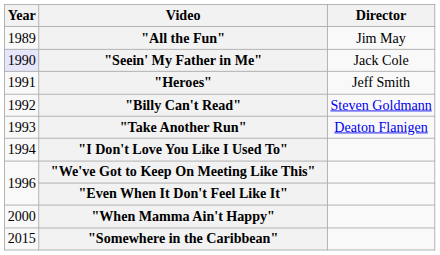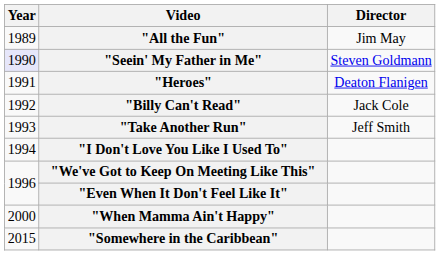(381, 60) Jack Cole -> (381, 60) Steven Goldmann
(381, 82) Jeff Smith -> (381, 82) Deaton Flanigen
(381, 104) Steven Goldmann -> (381, 104) Jack Cole
(381, 127) Deaton Flanigen -> (381, 127) Jeff Smith
